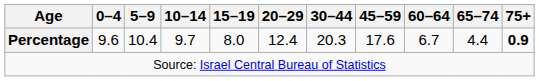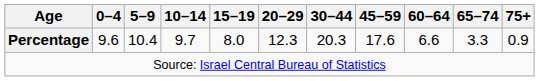(283, 40) 12.4 -> (283, 40) 12.3
(429, 40) 6.7 -> (429, 40) 6.6
(478, 40) 4.4 -> (478, 40) 3.3
(518, 40) bold -> (518, 40) normal
